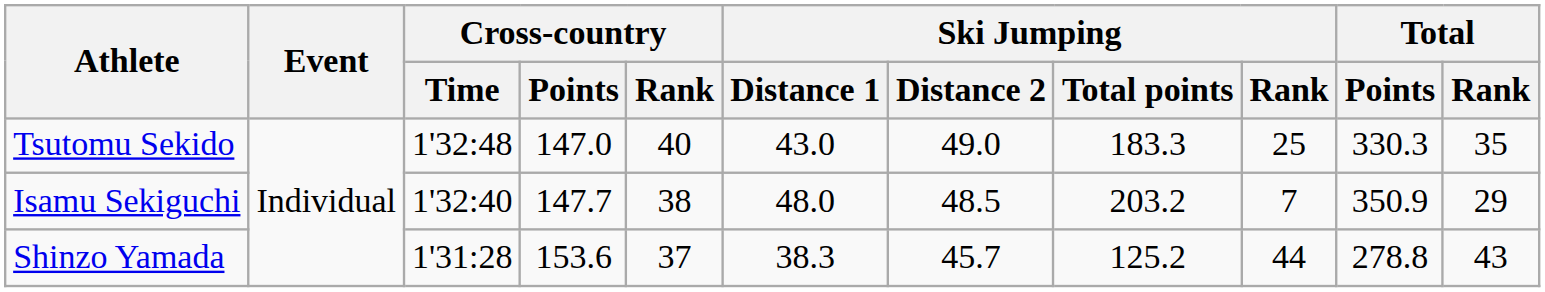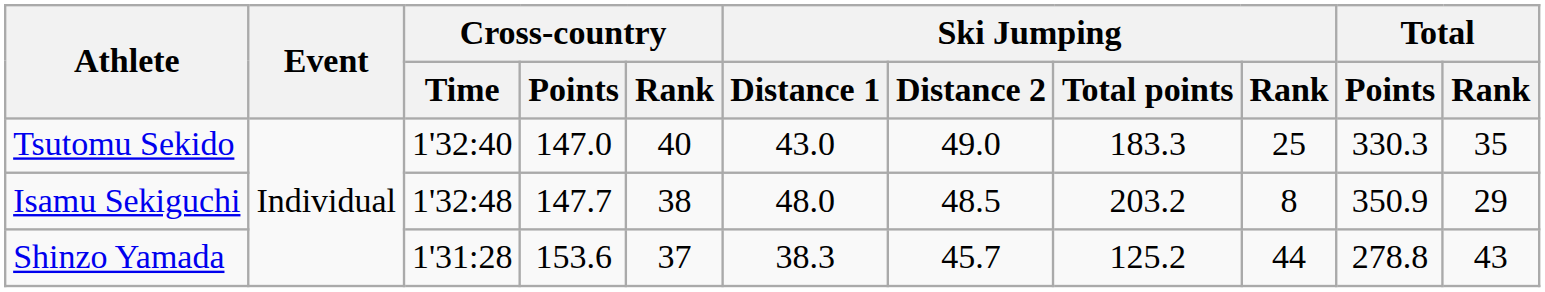(462, 145) 1'32:48 -> (462, 145) 1'32:40
(462, 201) 1'32:40 -> (462, 201) 1'32:48
(1289, 201) 7 -> (1289, 201) 8
